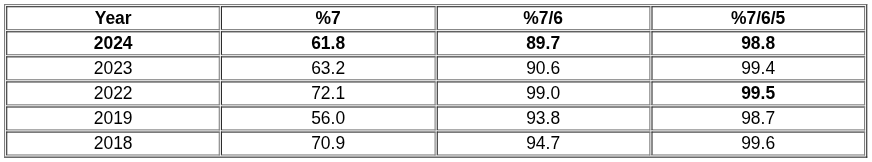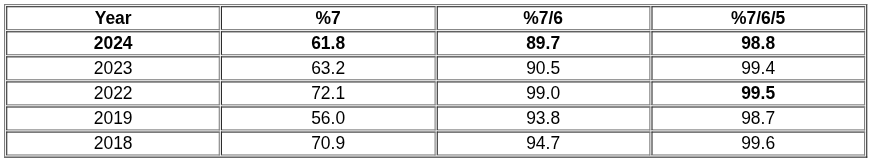(543, 68) 90.6 -> (543, 68) 90.5
